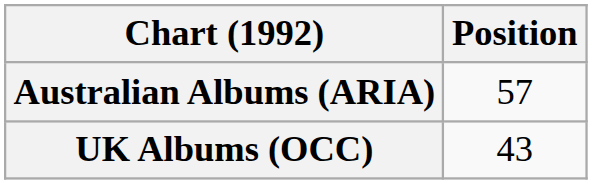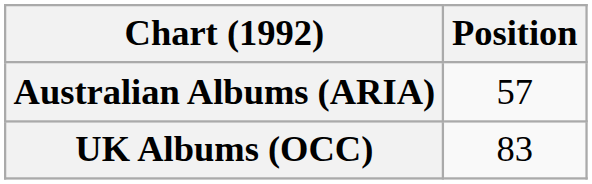(515, 149) 43 -> (515, 149) 83
